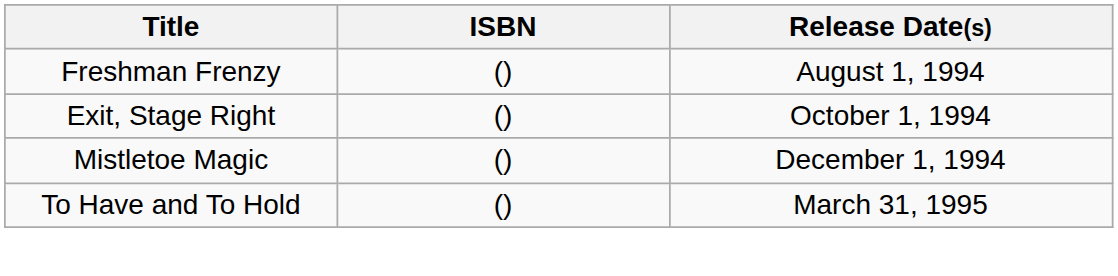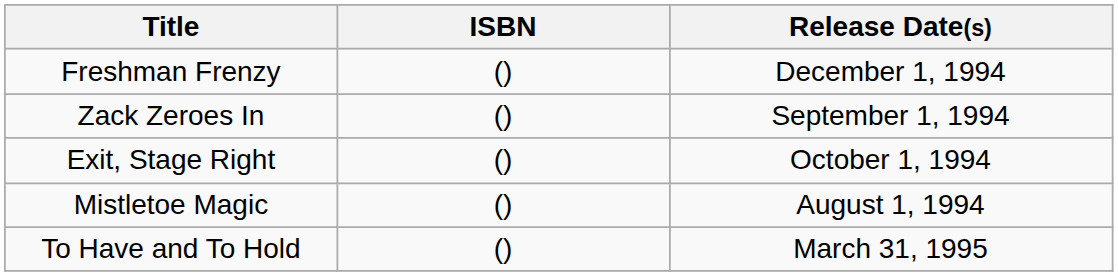(890, 71) August 1, 1994 -> (890, 71) December 1, 1994
+ row: (171, 115)
(890, 159) December 1, 1994 -> (890, 204) August 1, 1994
